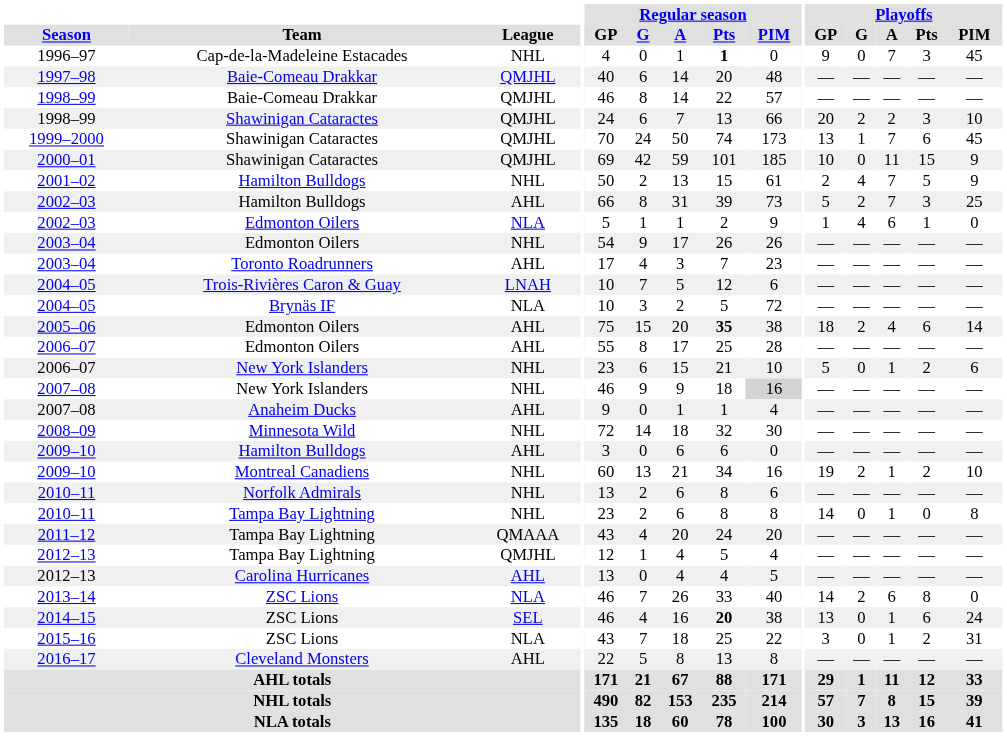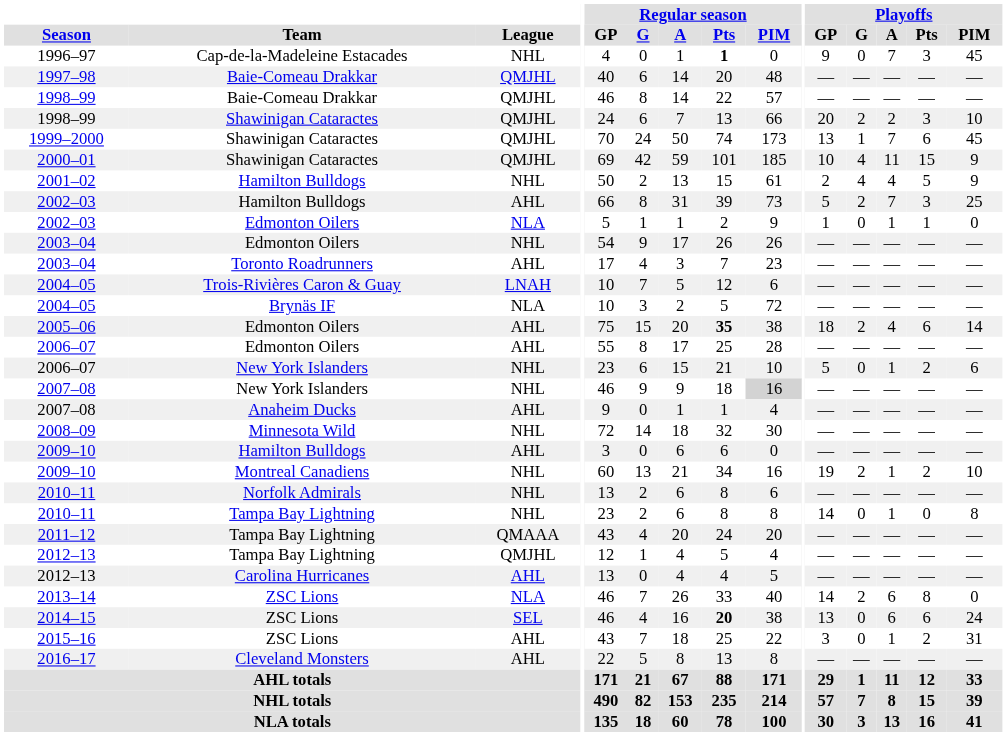(861, 159) 0 -> (861, 159) 4
(892, 180) 7 -> (892, 180) 4
(861, 222) 4 -> (861, 222) 0
(892, 222) 6 -> (892, 222) 1
(892, 617) 1 -> (892, 617) 6
(528, 638) NLA -> (528, 638) AHL
